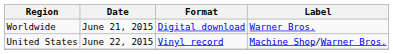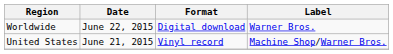(118, 27) June 21, 2015 -> (118, 27) June 22, 2015
(118, 41) June 22, 2015 -> (118, 41) June 21, 2015
